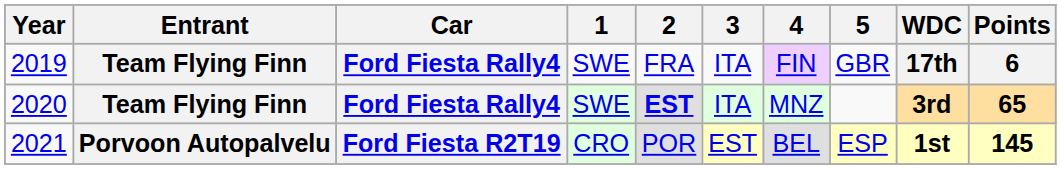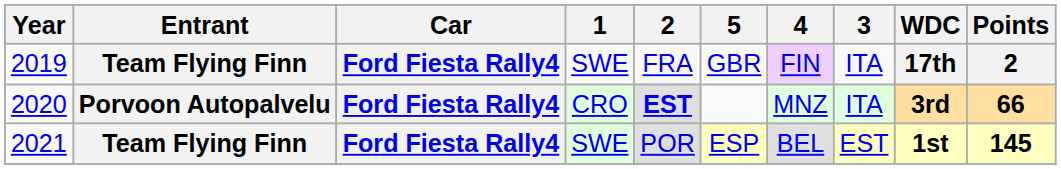columns swapped: (733, 24) <-> (863, 24)
(1012, 64) 6 -> (1011, 64) 2
(205, 104) Team Flying Finn -> (205, 104) Porvoon Autopalvelu
(601, 104) SWE -> (600, 104) CRO
(1012, 104) 65 -> (1011, 104) 66
(205, 143) Porvoon Autopalvelu -> (205, 143) Team Flying Finn
(452, 143) Ford Fiesta R2T19 -> (451, 143) Ford Fiesta Rally4
(601, 143) CRO -> (600, 143) SWE
